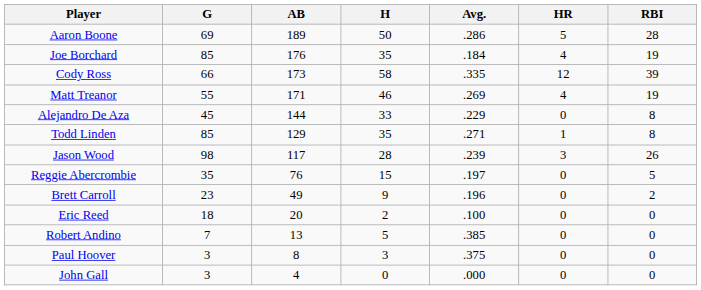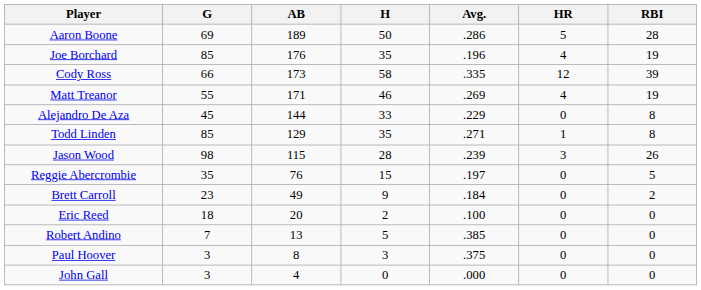(474, 54) .184 -> (474, 54) .196
(296, 154) 117 -> (296, 154) 115
(474, 194) .196 -> (474, 194) .184
